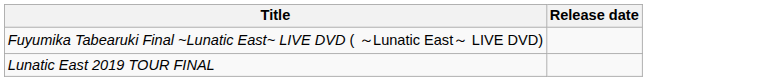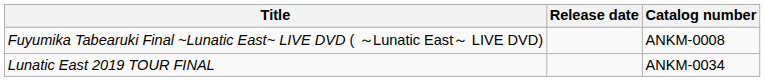+ column: (701, 16)
